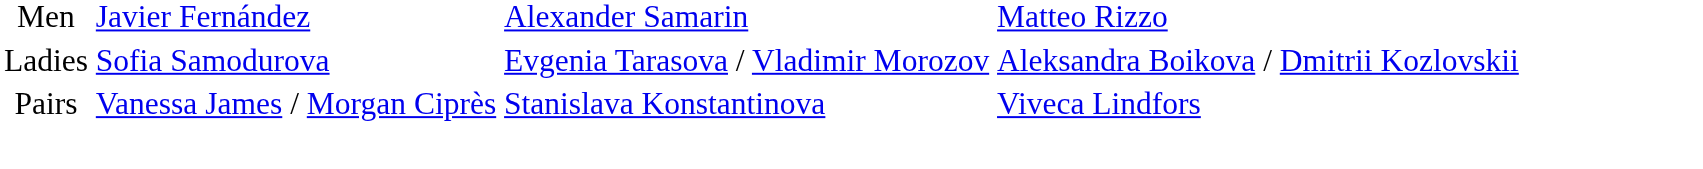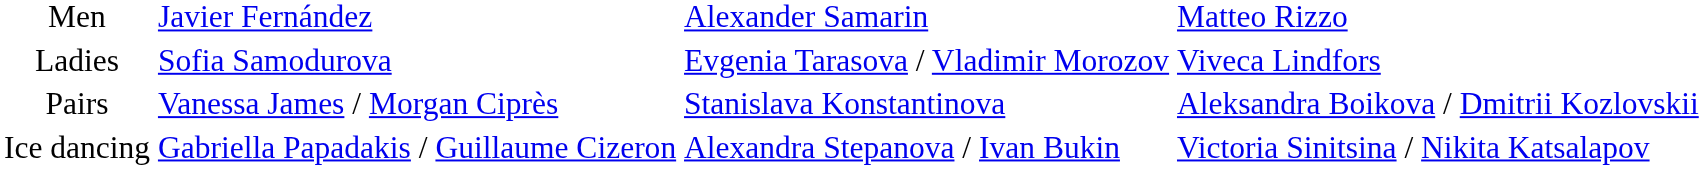(1258, 60) Aleksandra Boikova / Dmitrii Kozlovskii -> (1279, 60) Viveca Lindfors
(1099, 103) Viveca Lindfors -> (1438, 103) Aleksandra Boikova / Dmitrii Kozlovskii
+ row: (77, 147)
